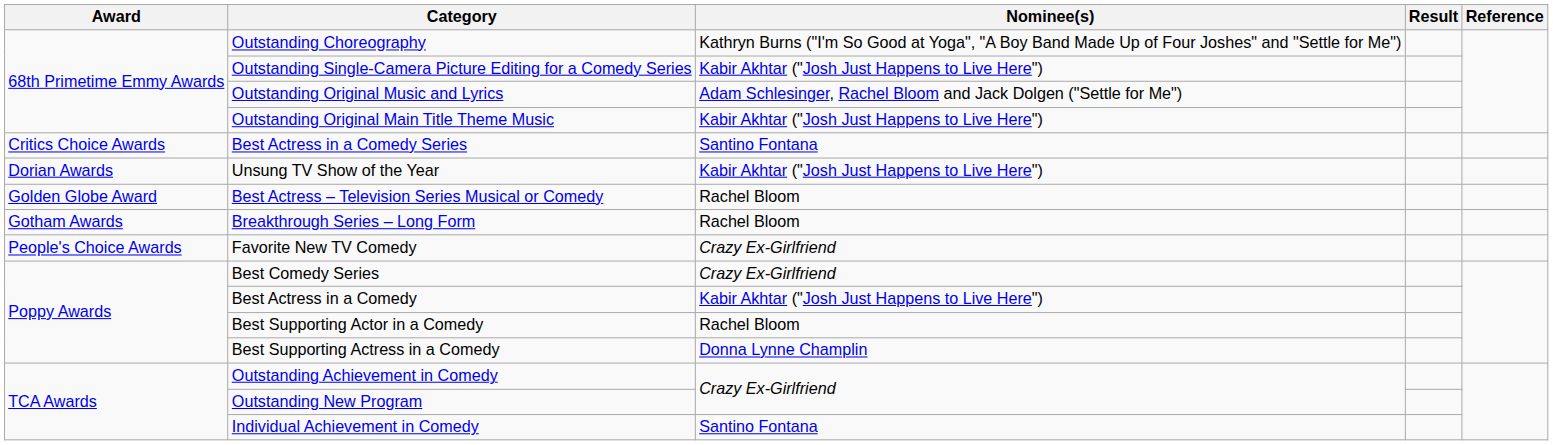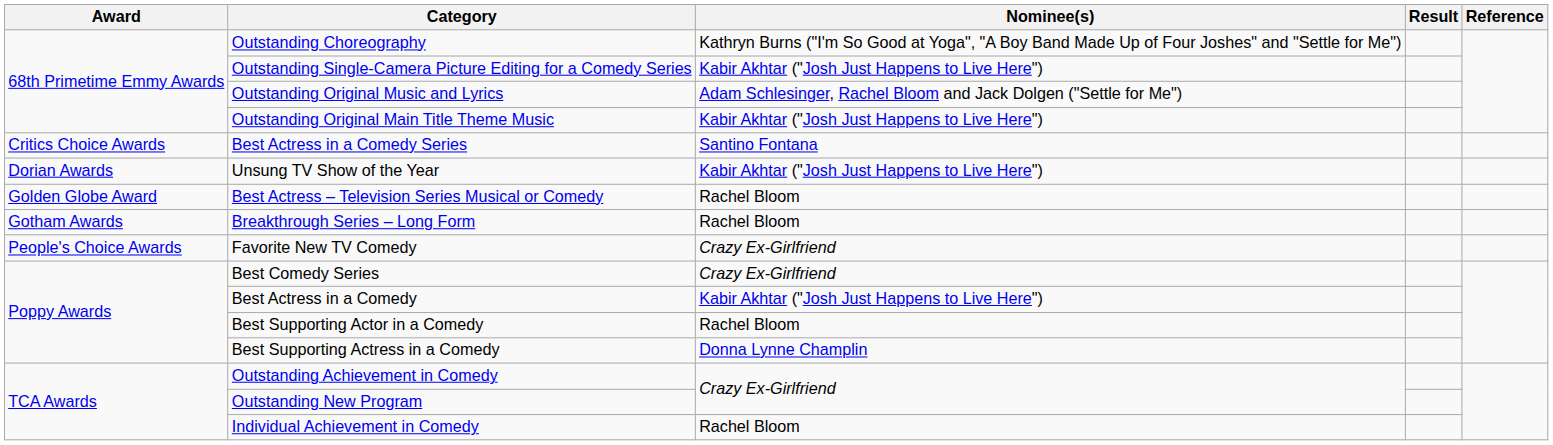(758, 427) Santino Fontana -> (749, 427) Rachel Bloom
